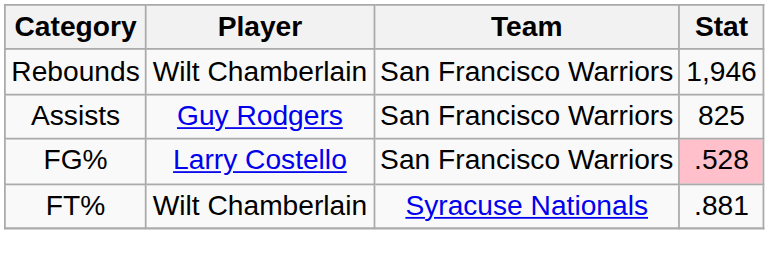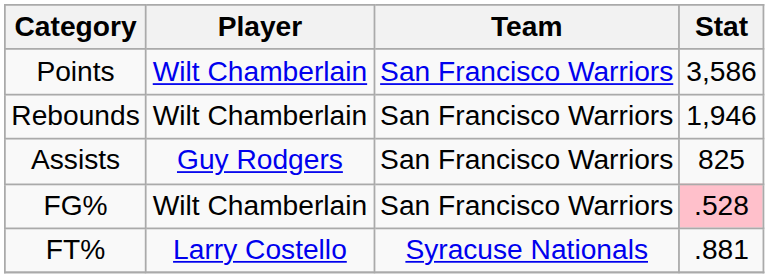+ row: (76, 71)
(260, 160) Larry Costello -> (260, 205) Wilt Chamberlain
(260, 205) Wilt Chamberlain -> (260, 250) Larry Costello
